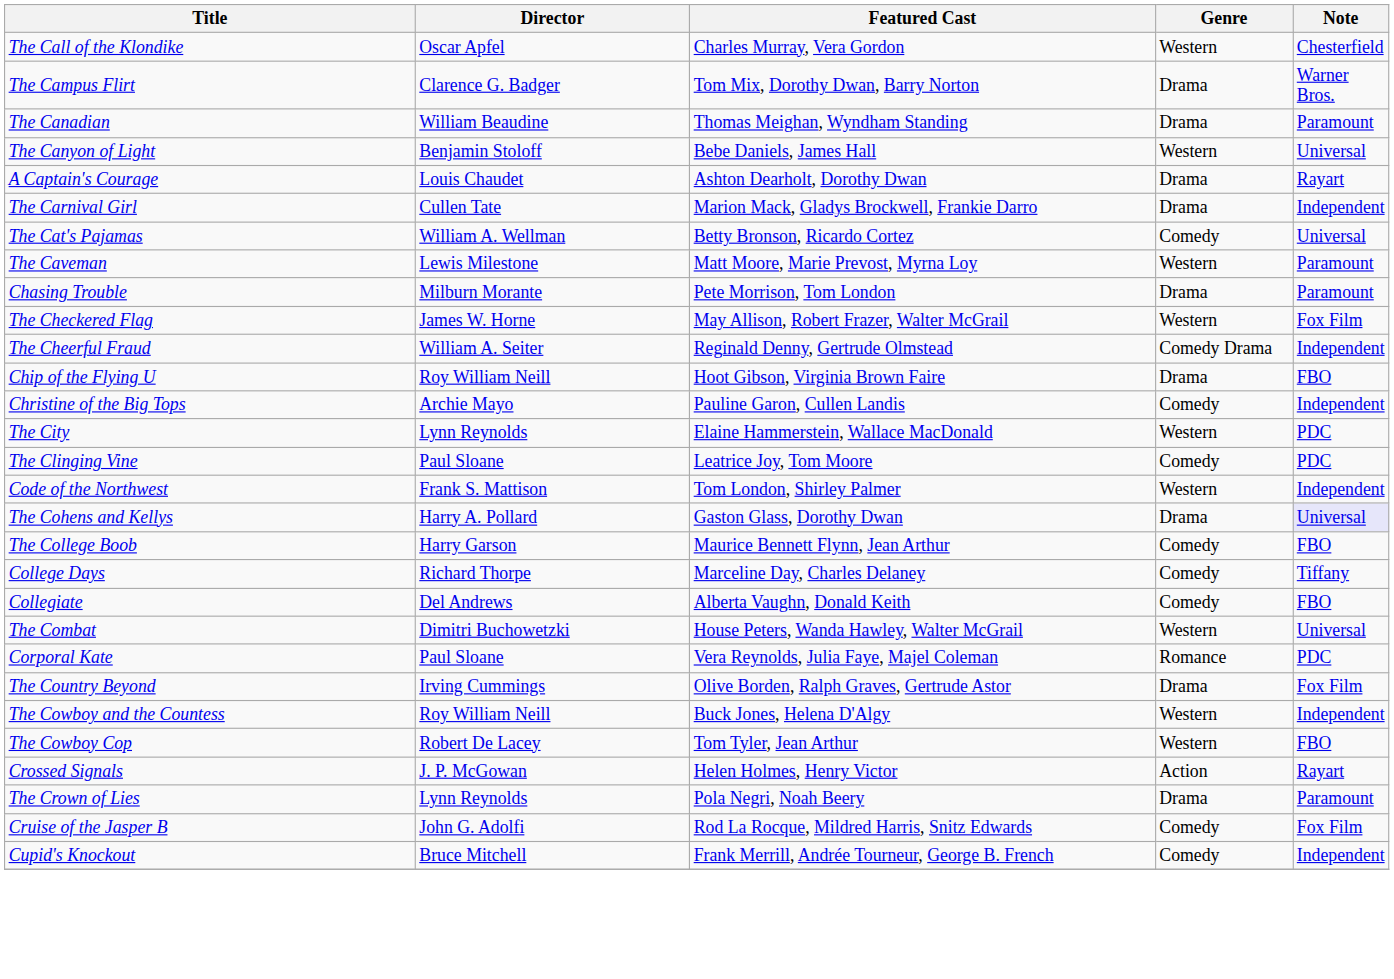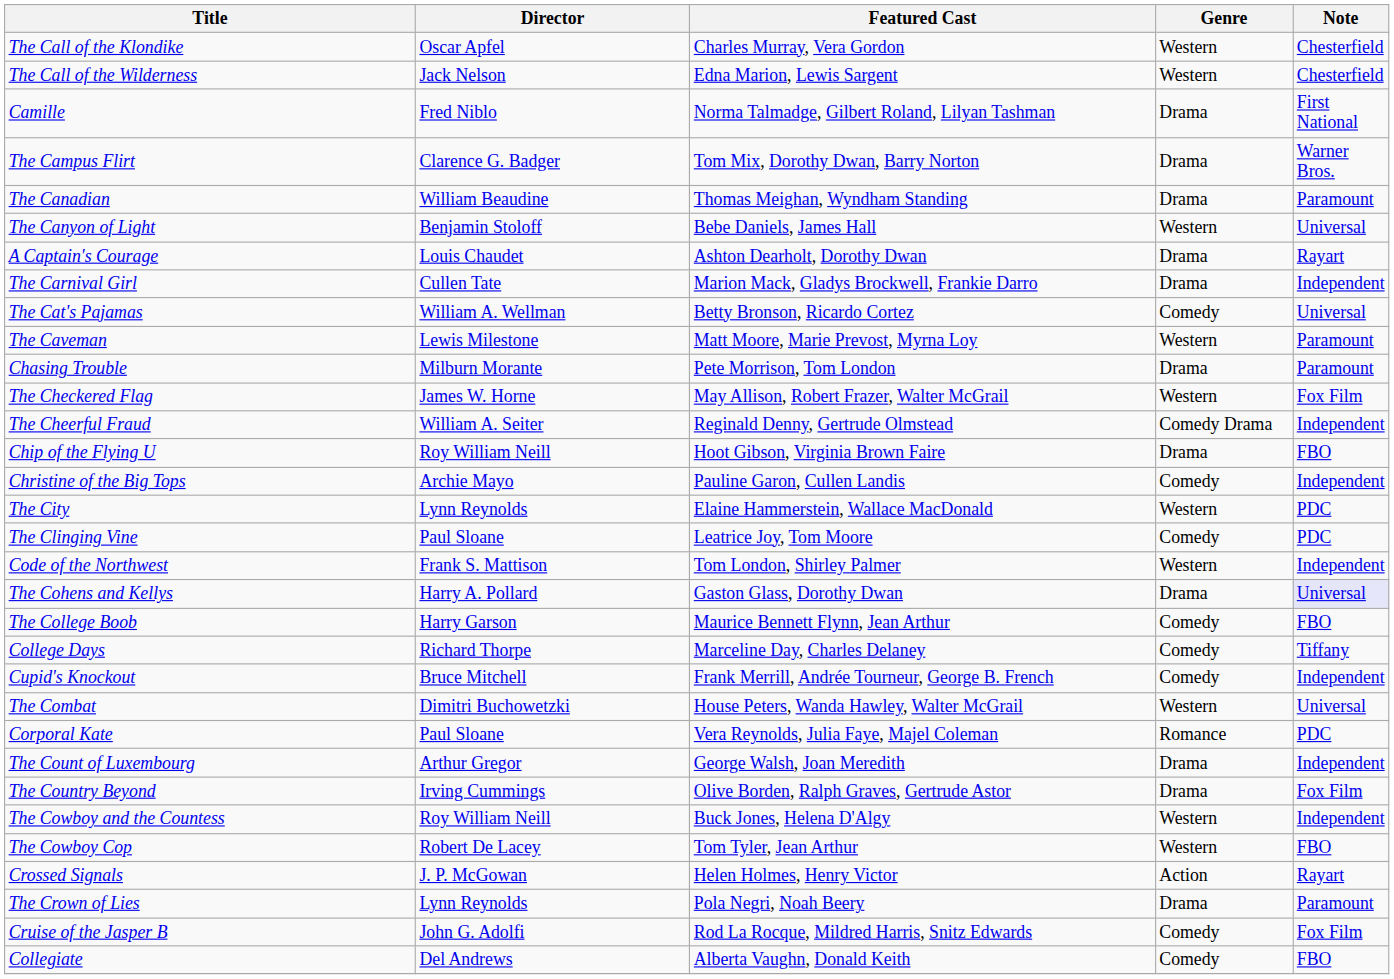+ row: (103, 74)
+ row: (37, 113)
rows swapped: (46, 601) <-> (72, 855)
+ row: (102, 762)
